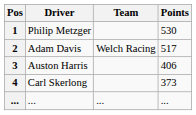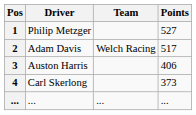(169, 30) 530 -> (169, 30) 527
